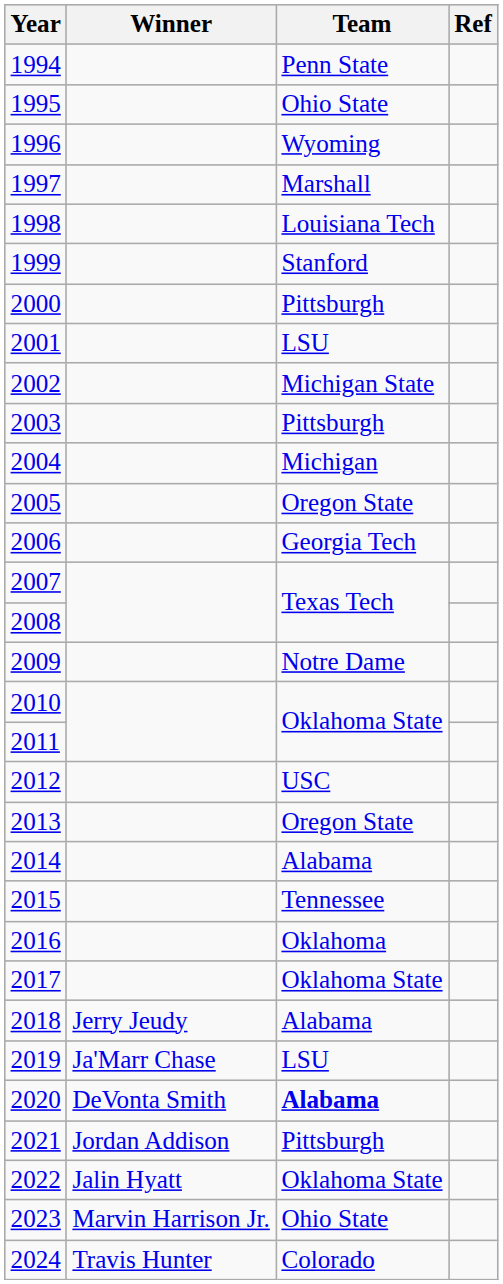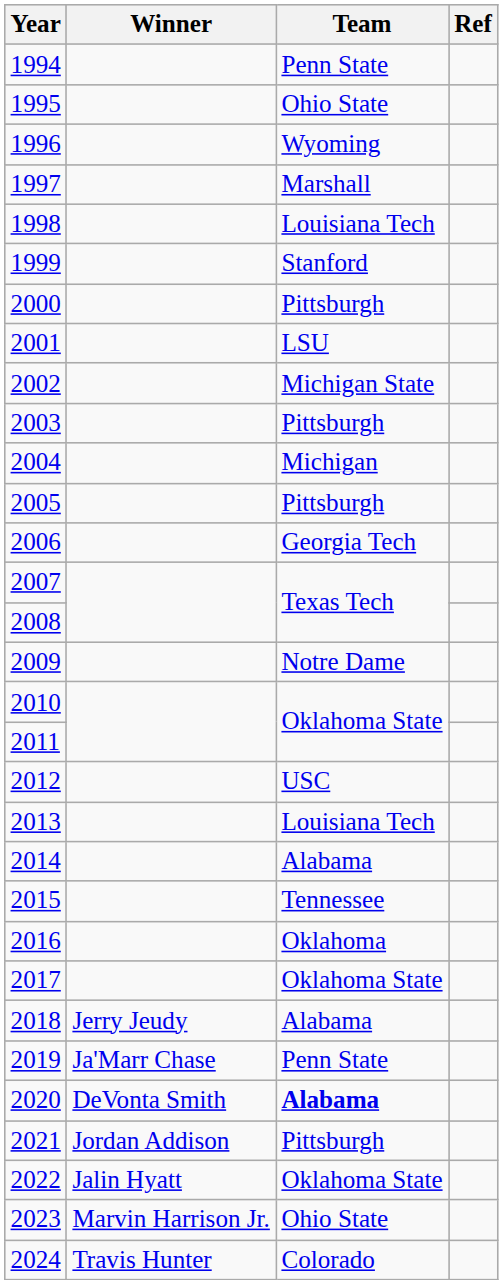(347, 502) Oregon State -> (333, 502) Pittsburgh
(347, 821) Oregon State -> (358, 821) Louisiana Tech
(305, 1060) LSU -> (335, 1060) Penn State
